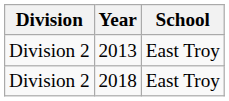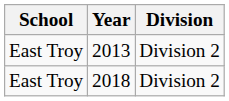columns swapped: (183, 19) <-> (49, 19)
